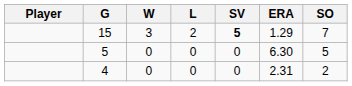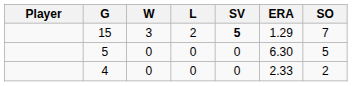(281, 71) 2.31 -> (281, 71) 2.33
